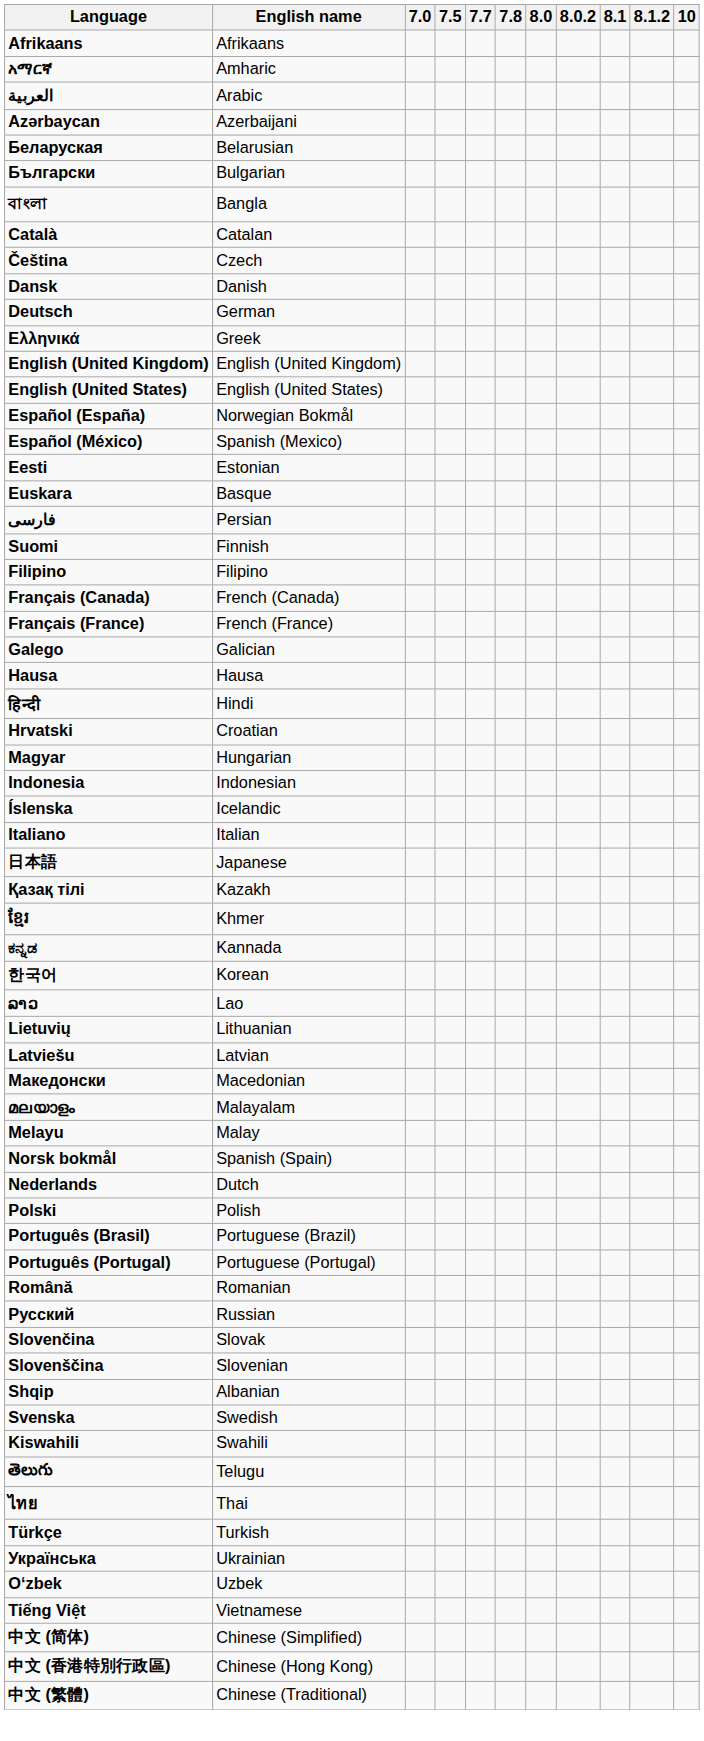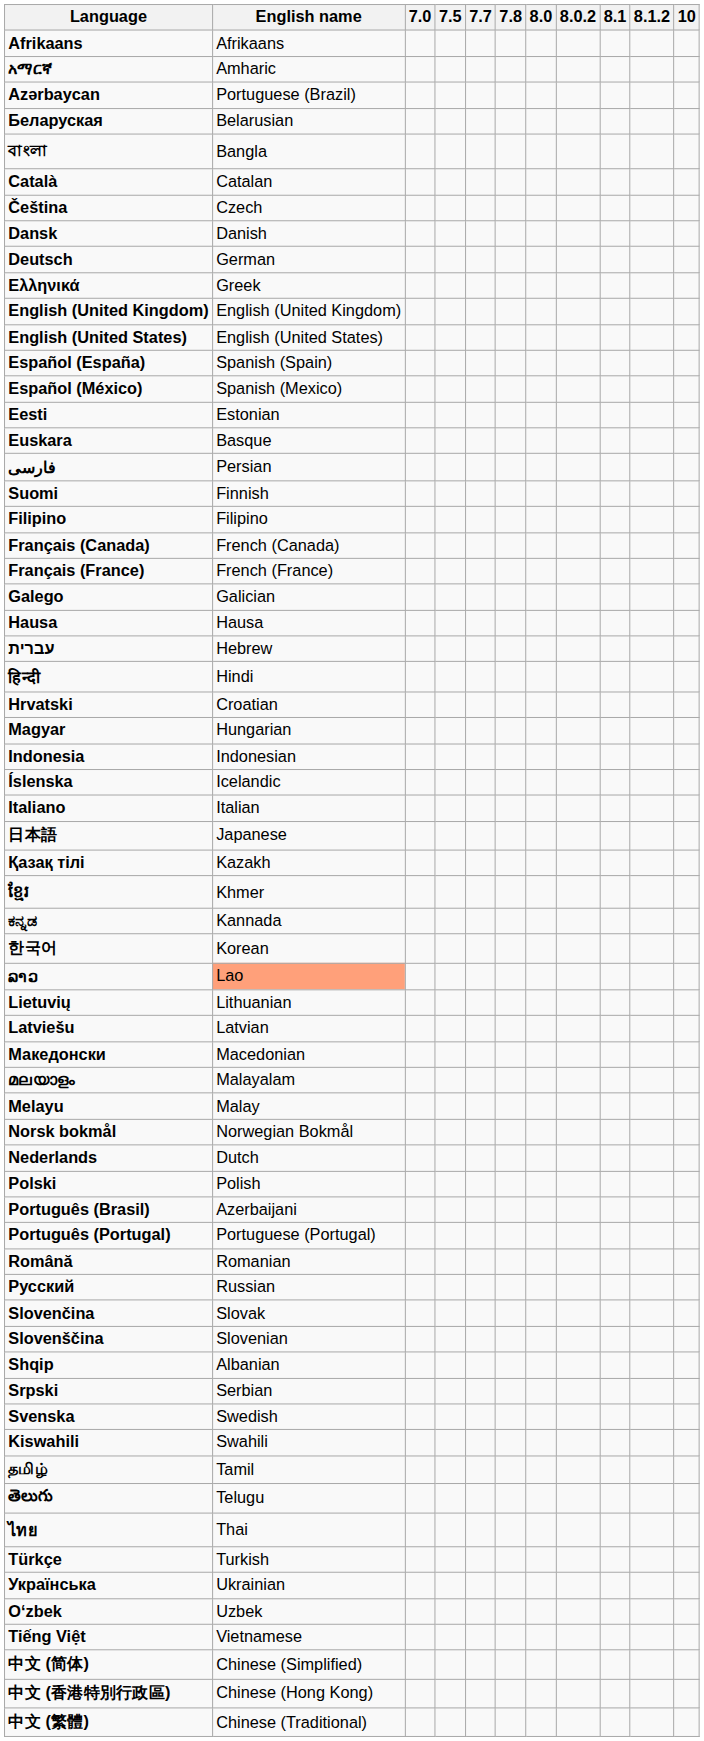- row: (31, 96)
(257, 121) Azerbaijani -> (286, 95) Portuguese (Brazil)
- row: (52, 173)
(285, 415) Norwegian Bokmål -> (274, 363) Spanish (Spain)
+ row: (31, 648)
(230, 1003) no background -> (230, 976) lightsalmon background
(274, 1158) Spanish (Spain) -> (285, 1132) Norwegian Bokmål
(286, 1236) Portuguese (Brazil) -> (257, 1209) Azerbaijani
+ row: (33, 1390)
+ row: (28, 1468)
